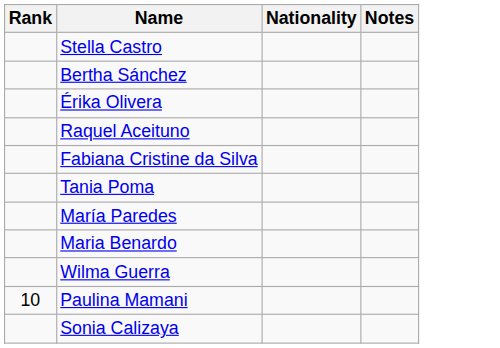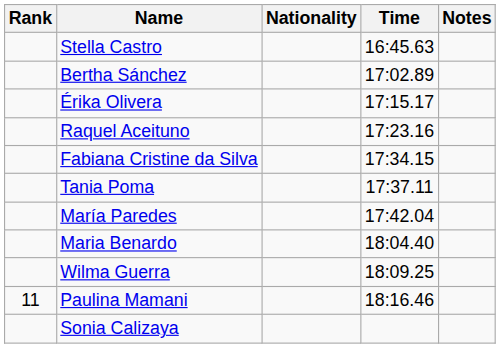+ column: (399, 18)
(30, 300) 10 -> (30, 300) 11
